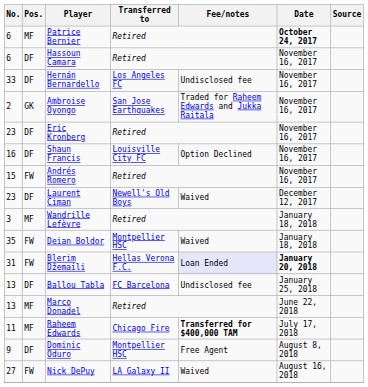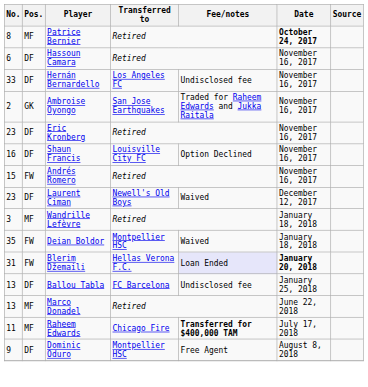(9, 37) 6 -> (9, 37) 8
- row: (71, 372)
